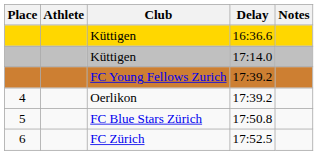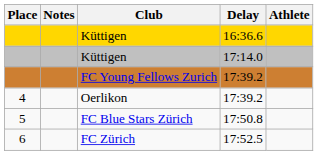columns swapped: (64, 14) <-> (294, 14)
